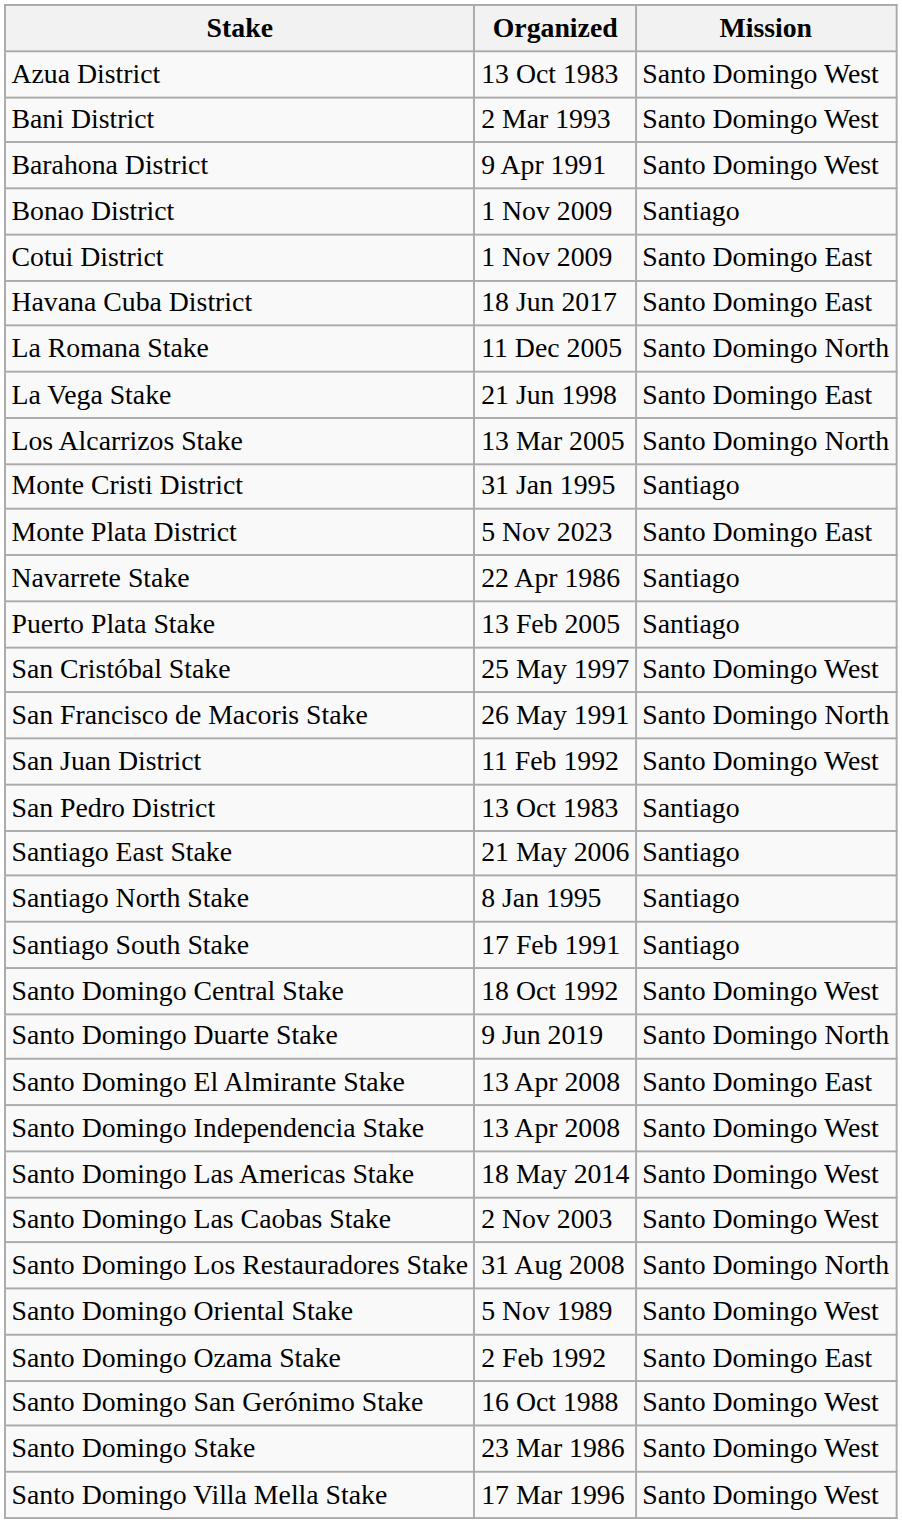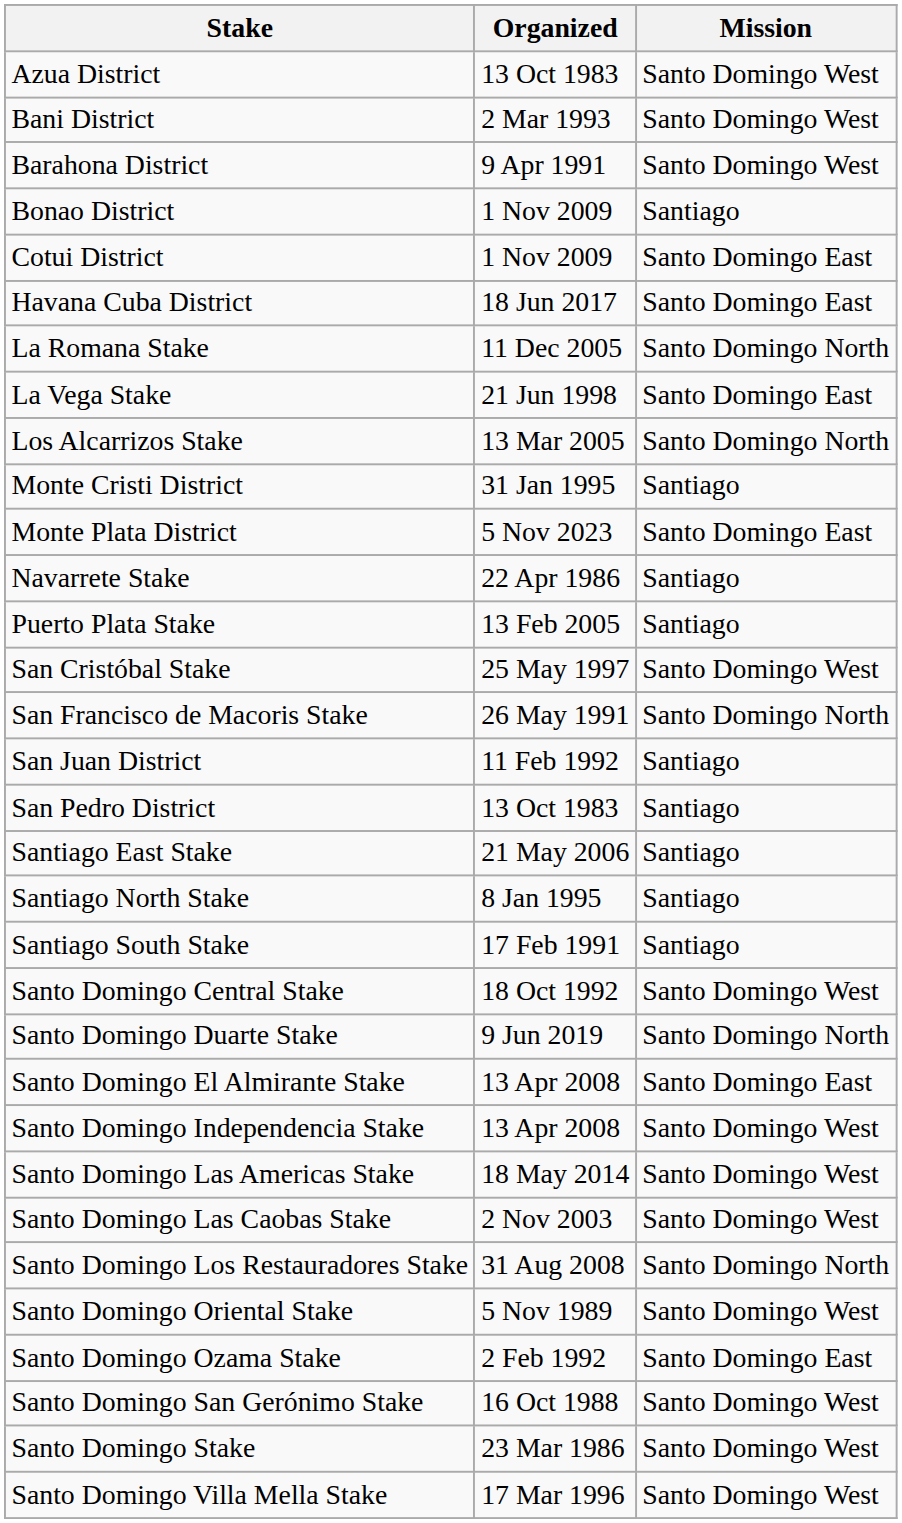(761, 761) Santo Domingo West -> (691, 761) Santiago
